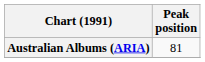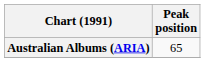(176, 47) 81 -> (176, 47) 65
